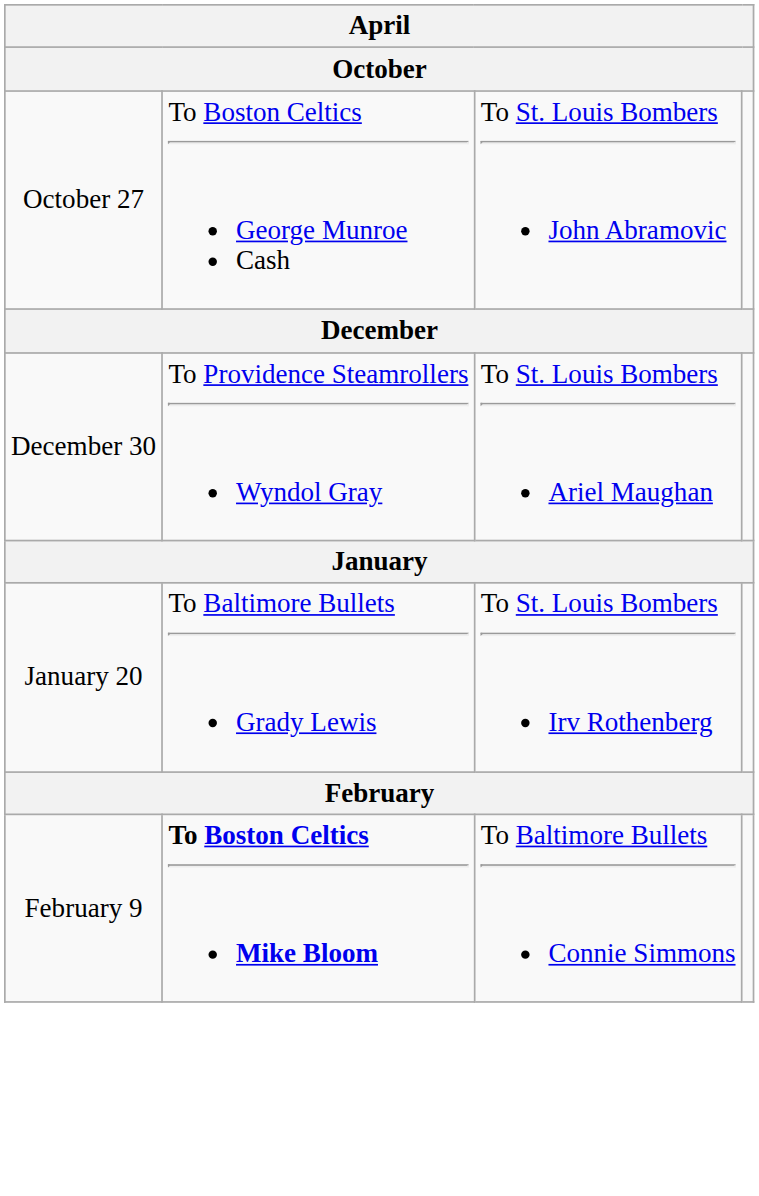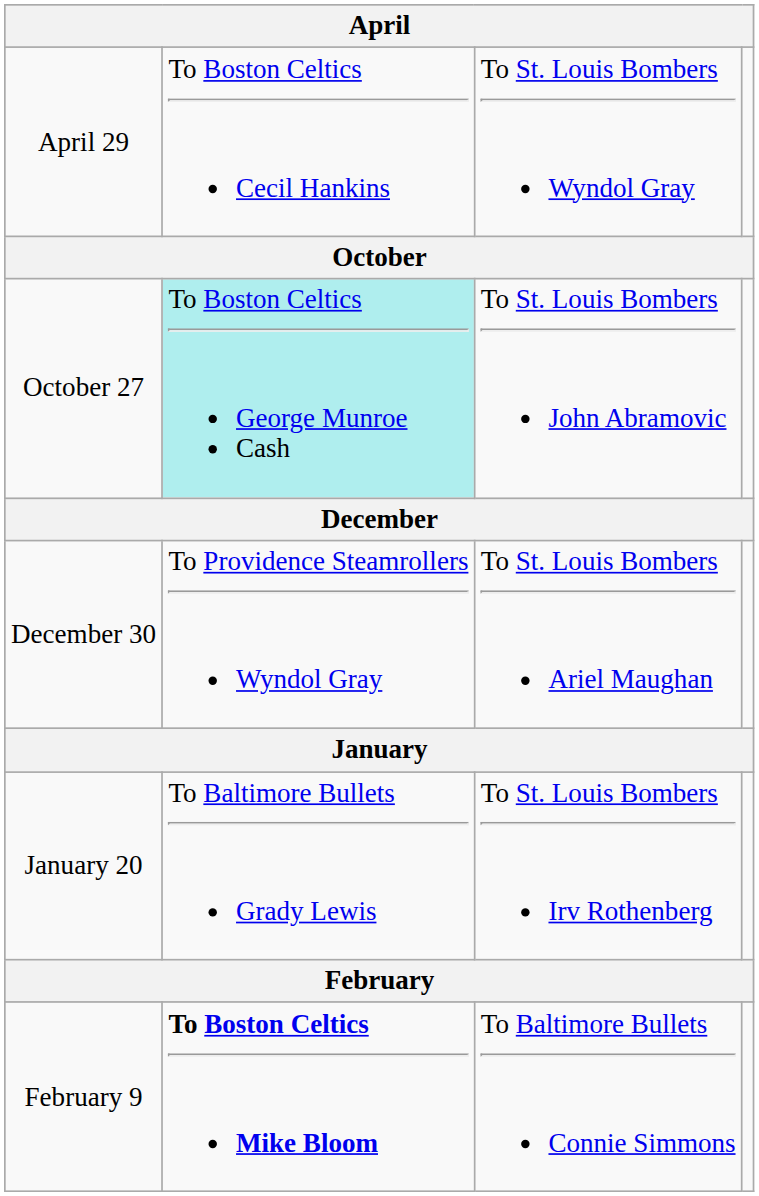+ row: (84, 141)
(318, 186) no background -> (318, 375) paleturquoise background
